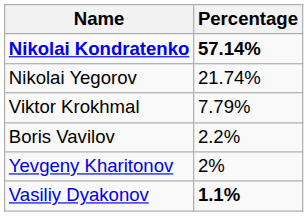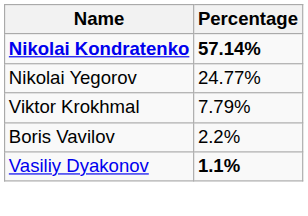(229, 78) 21.74% -> (229, 78) 24.77%
- row: (91, 166)
